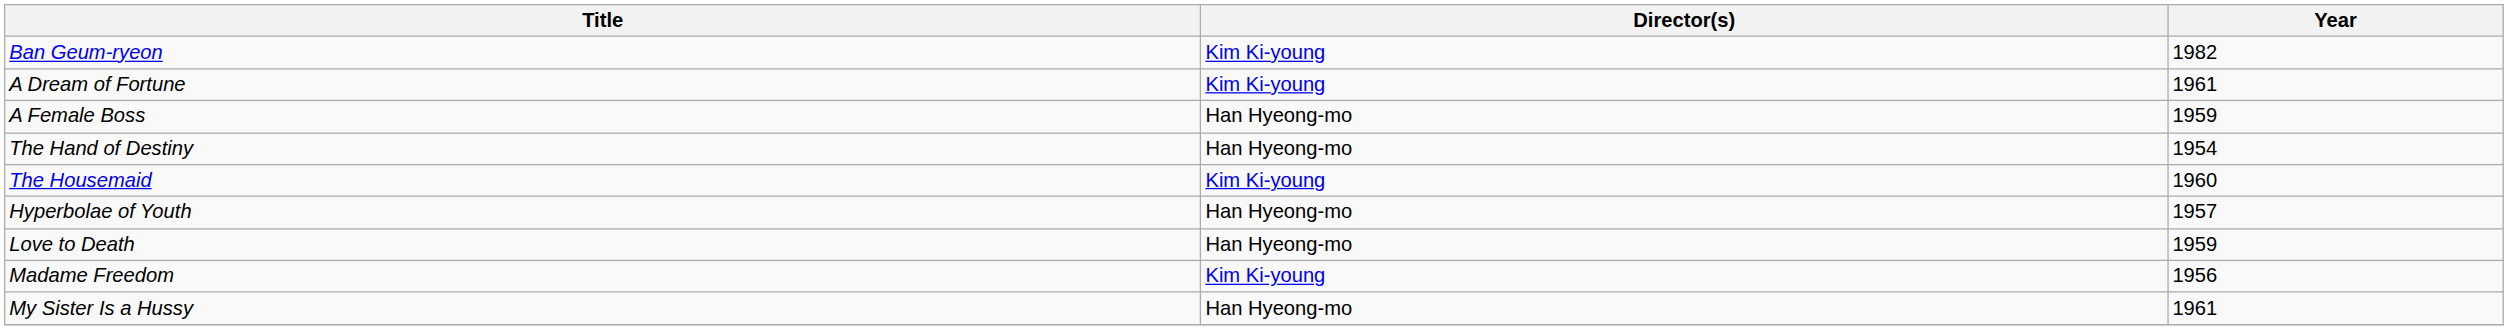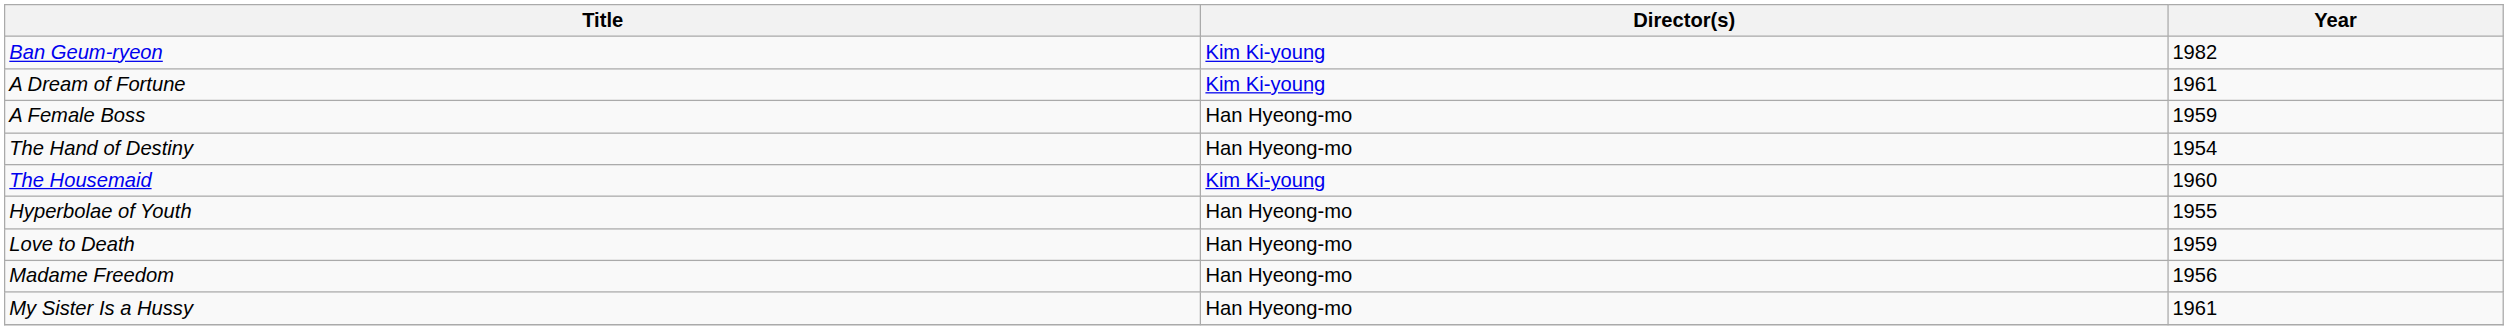(2195, 212) 1957 -> (2195, 212) 1955
(1265, 276) Kim Ki-young -> (1279, 276) Han Hyeong-mo
